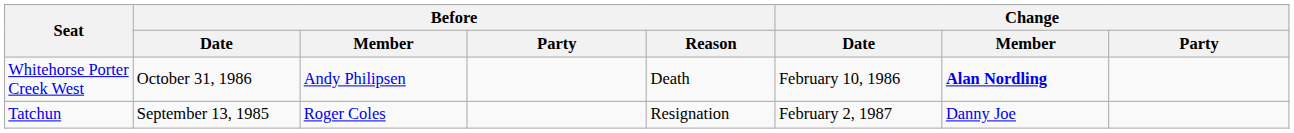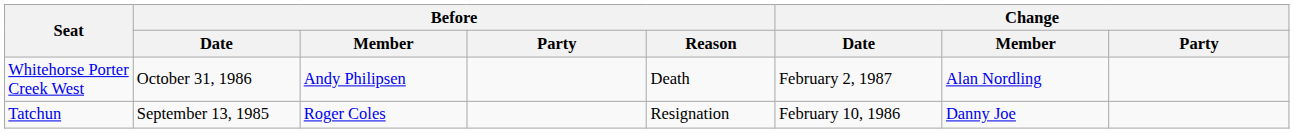(840, 79) February 10, 1986 -> (835, 79) February 2, 1987
(997, 79) bold -> (994, 79) normal
(835, 114) February 2, 1987 -> (840, 114) February 10, 1986
